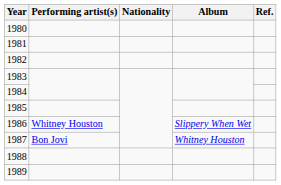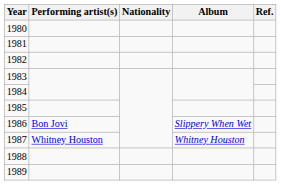(67, 124) Whitney Houston -> (50, 124) Bon Jovi
(50, 140) Bon Jovi -> (67, 140) Whitney Houston
